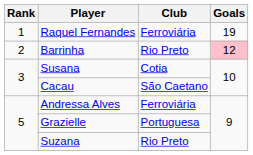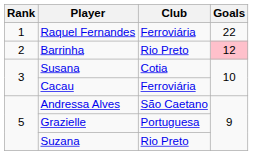(229, 31) 19 -> (229, 31) 22
(174, 86) São Caetano -> (168, 86) Ferroviária
(168, 104) Ferroviária -> (174, 104) São Caetano
